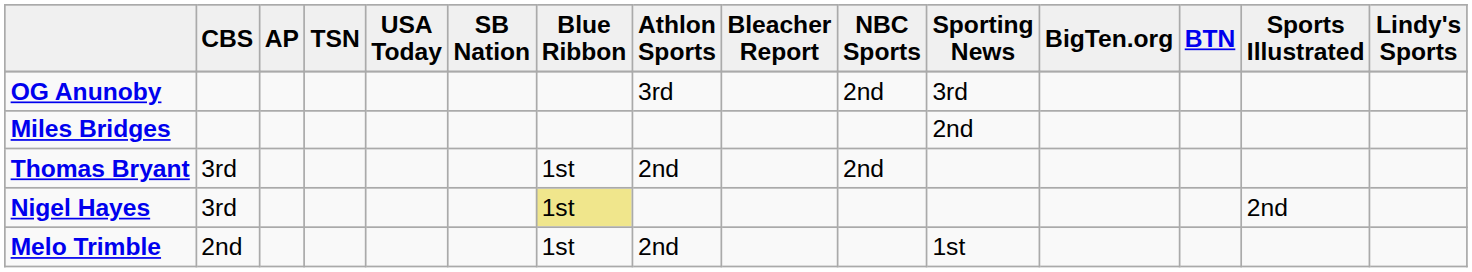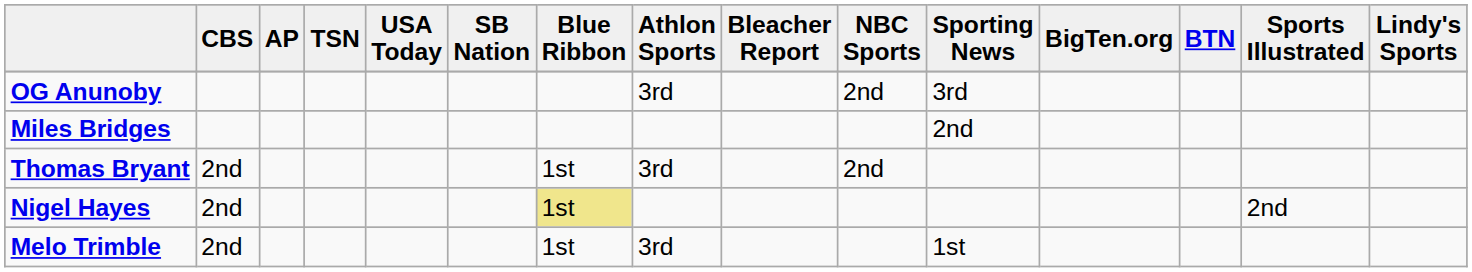(219, 169) 3rd -> (222, 169) 2nd
(658, 169) 2nd -> (656, 169) 3rd
(219, 208) 3rd -> (222, 208) 2nd
(658, 247) 2nd -> (656, 247) 3rd
